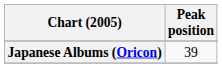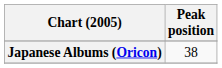(191, 52) 39 -> (191, 52) 38
